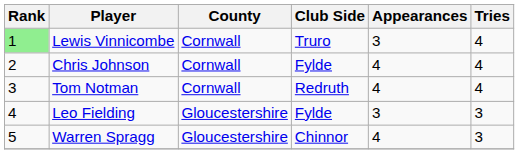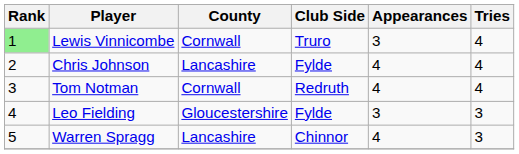(211, 64) Cornwall -> (219, 64) Lancashire
(235, 137) Gloucestershire -> (219, 137) Lancashire
